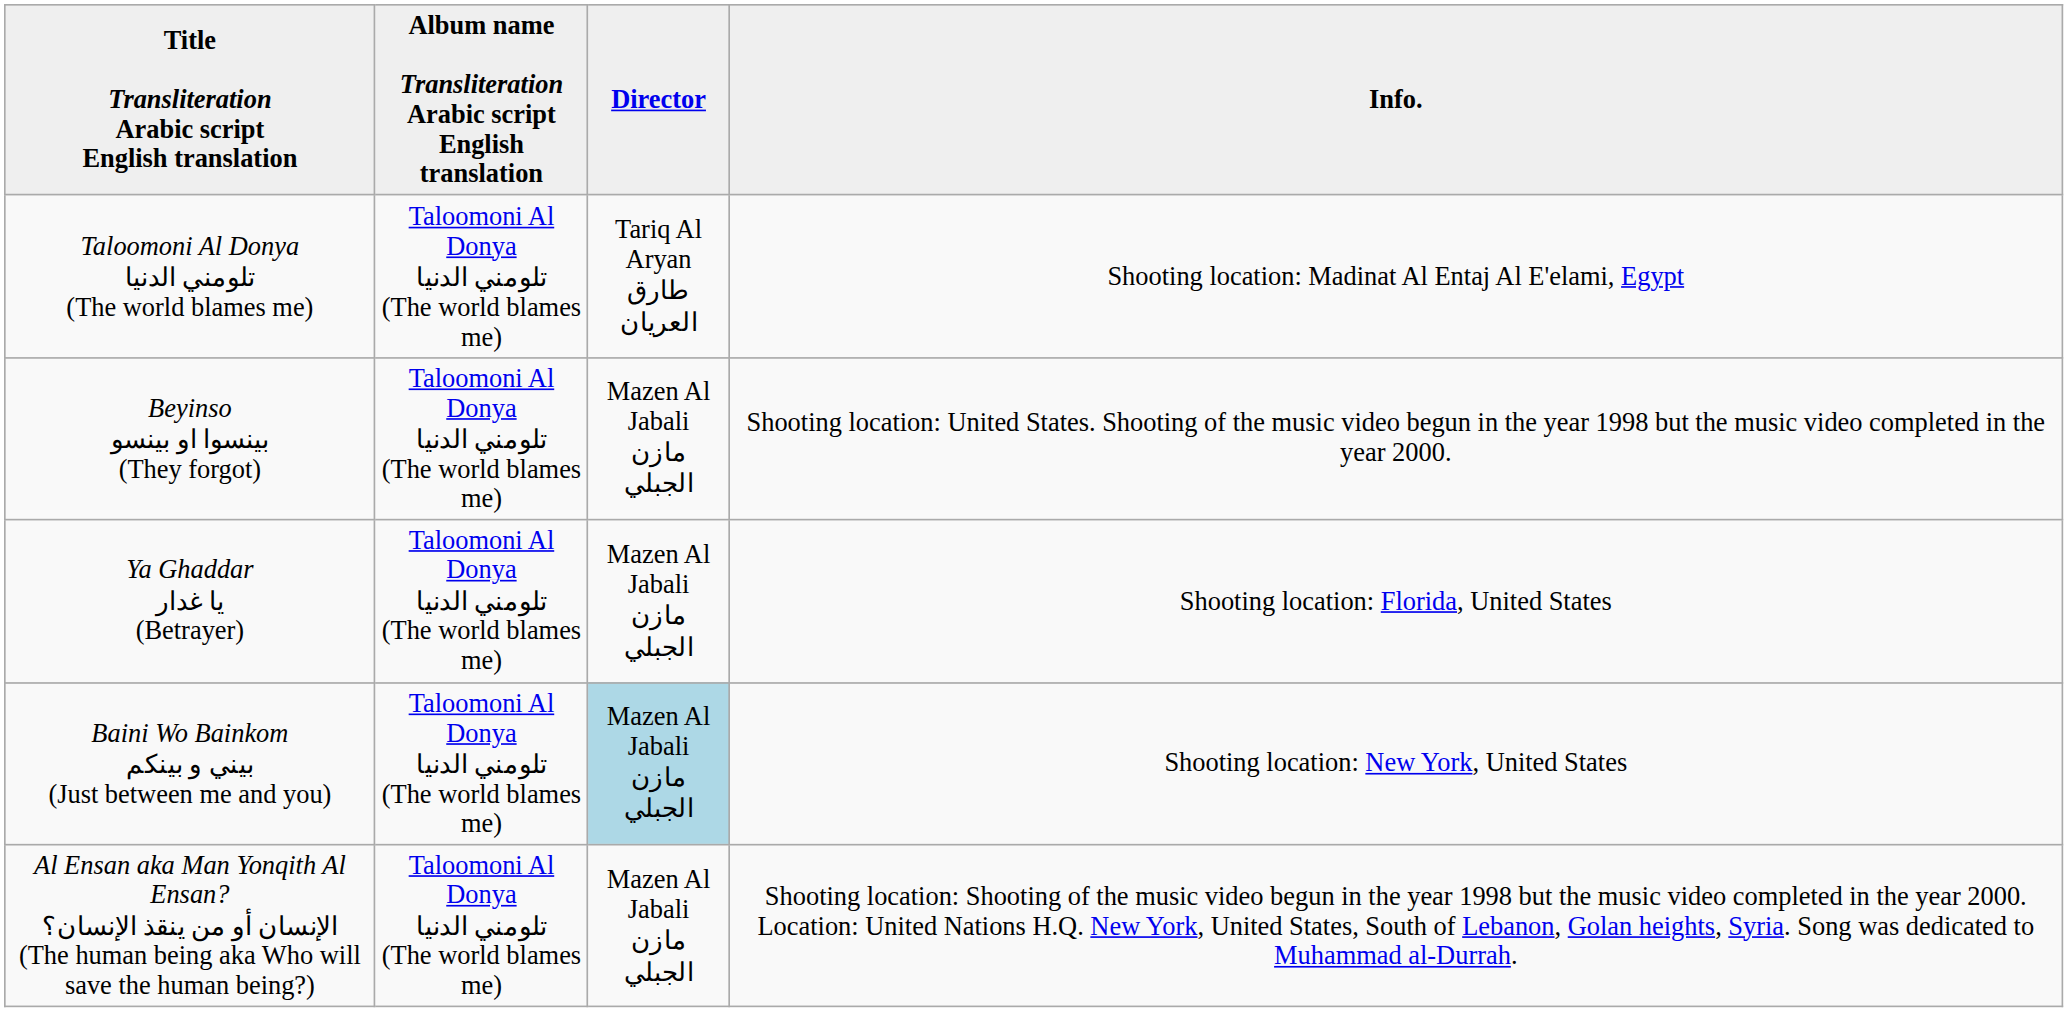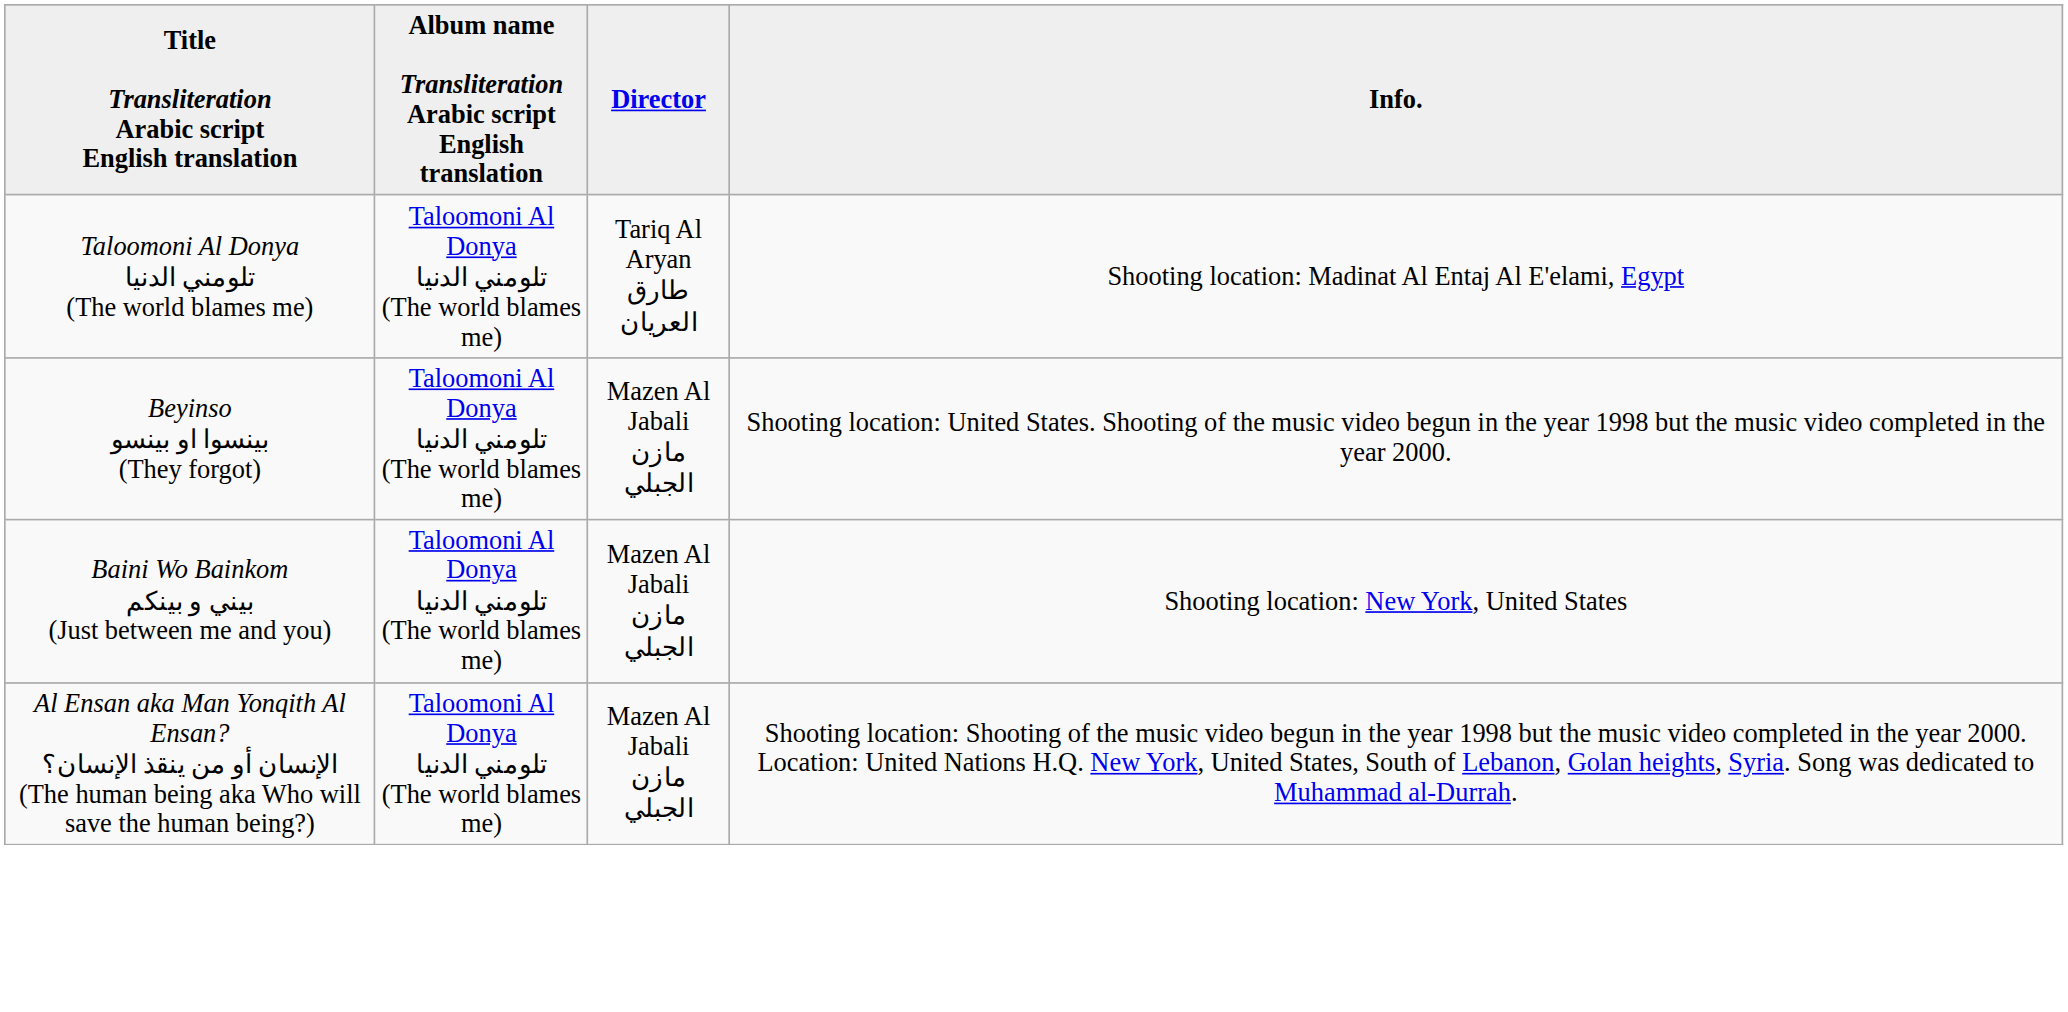- row: (190, 600)
(659, 762) lightblue background -> (659, 600) no background
